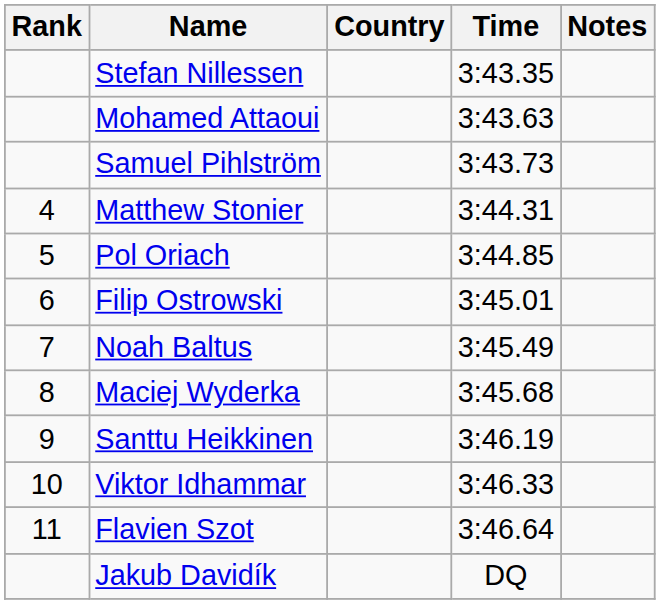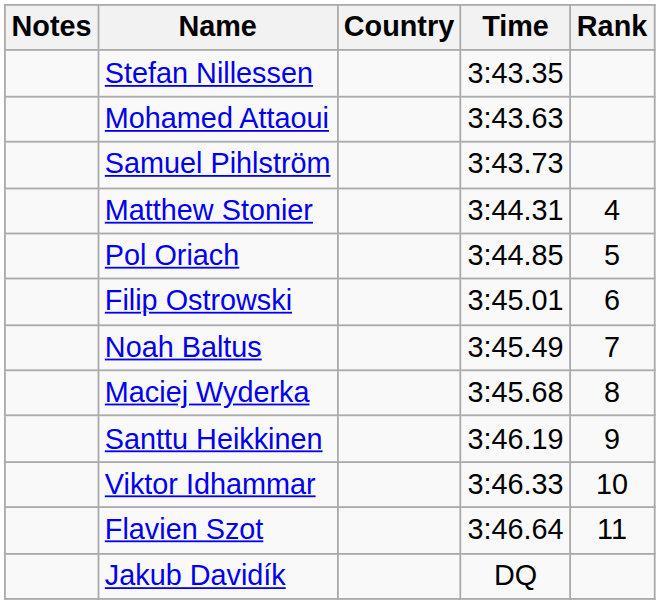columns swapped: (47, 27) <-> (607, 27)
